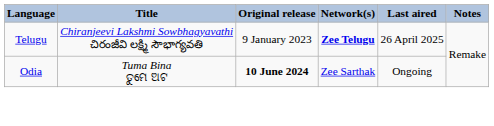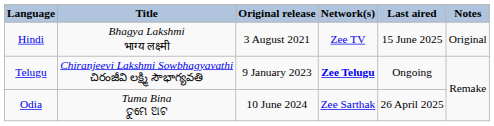+ row: (31, 39)
(412, 39) 26 April 2025 -> (412, 72) Ongoing
(277, 71) bold -> (277, 105) normal
(412, 71) Ongoing -> (412, 105) 26 April 2025
